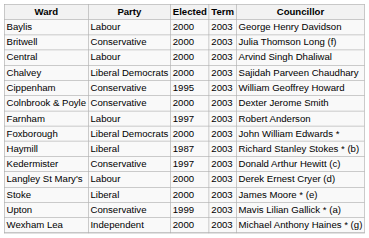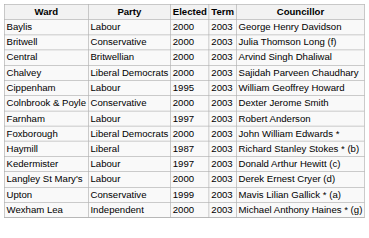(105, 57) Labour -> (112, 57) Britwellian
(118, 88) Conservative -> (105, 88) Labour
(118, 164) Conservative -> (105, 164) Labour
- row: (19, 194)
